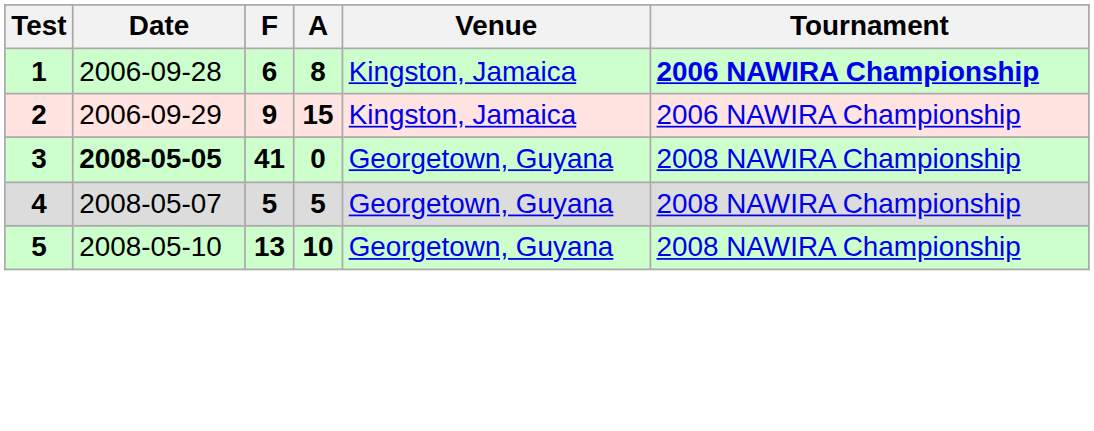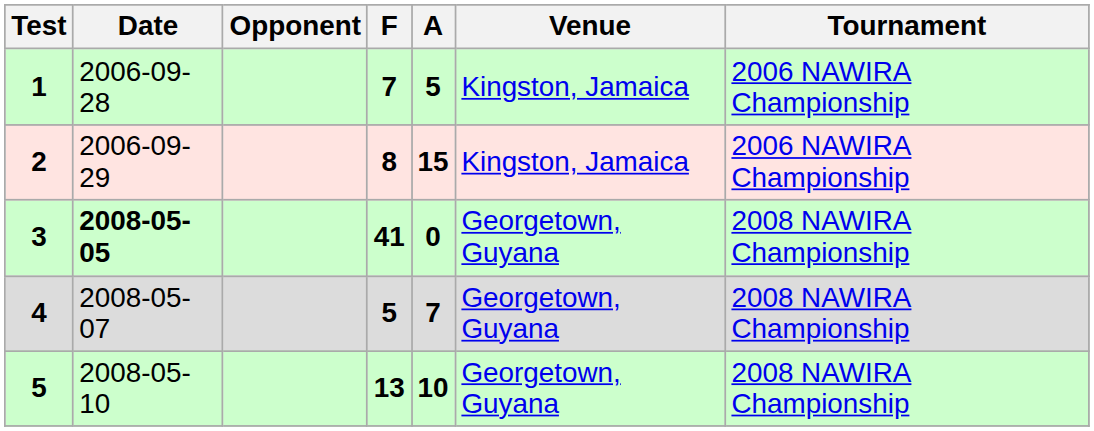+ column: (295, 26)
(269, 70) 6 -> (389, 86) 7
(318, 70) 8 -> (433, 86) 5
(848, 70) bold -> (821, 86) normal
(269, 114) 9 -> (389, 161) 8
(318, 203) 5 -> (433, 312) 7
